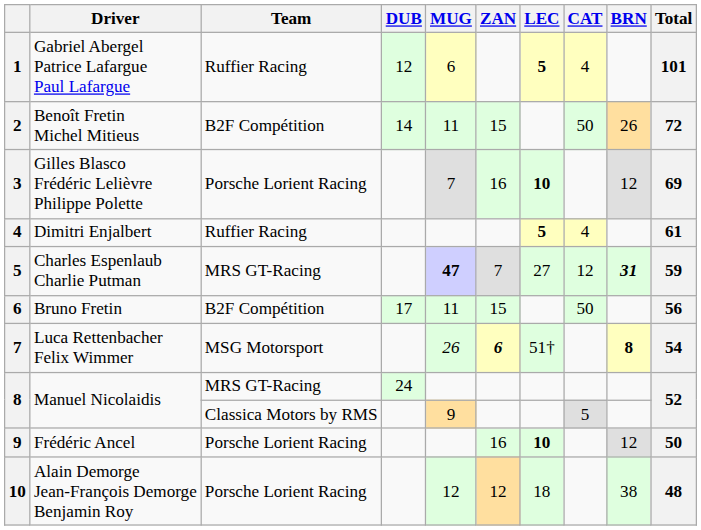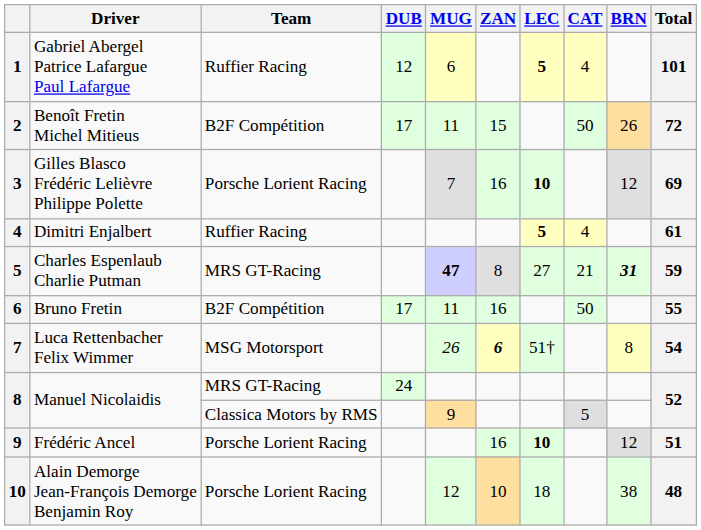(404, 125) 14 -> (404, 125) 17
(498, 270) 7 -> (498, 270) 8
(585, 270) 12 -> (585, 270) 21
(498, 308) 15 -> (498, 308) 16
(674, 308) 56 -> (674, 308) 55
(629, 347) bold -> (629, 347) normal
(674, 442) 50 -> (674, 442) 51
(498, 490) 12 -> (498, 490) 10
